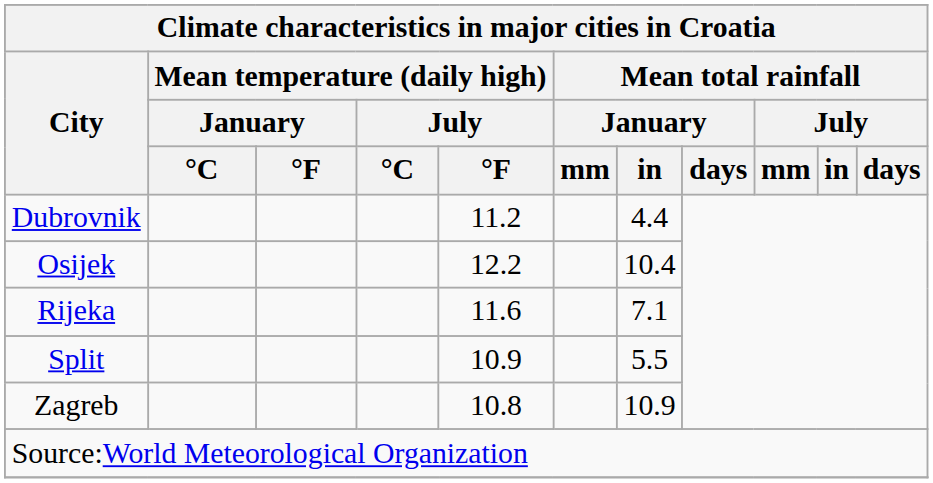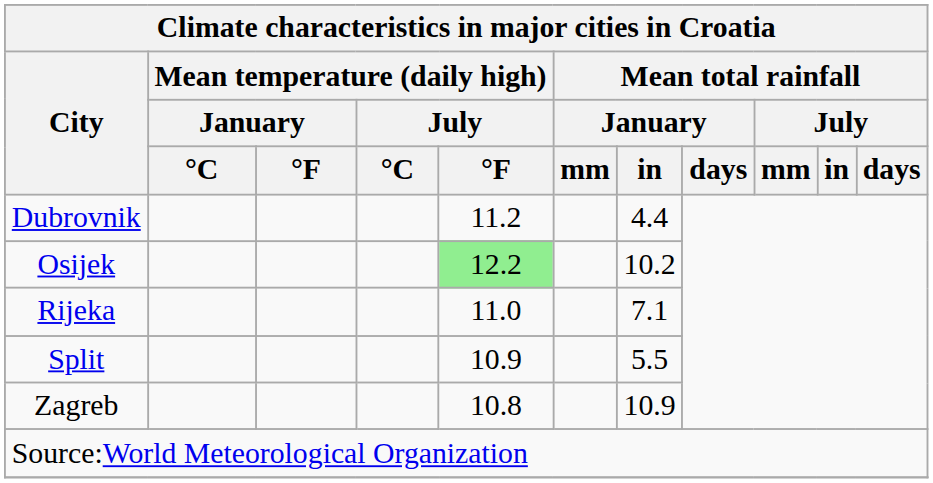(496, 264) no background -> (496, 264) lightgreen background
(650, 264) 10.4 -> (650, 264) 10.2
(496, 311) 11.6 -> (496, 311) 11.0
